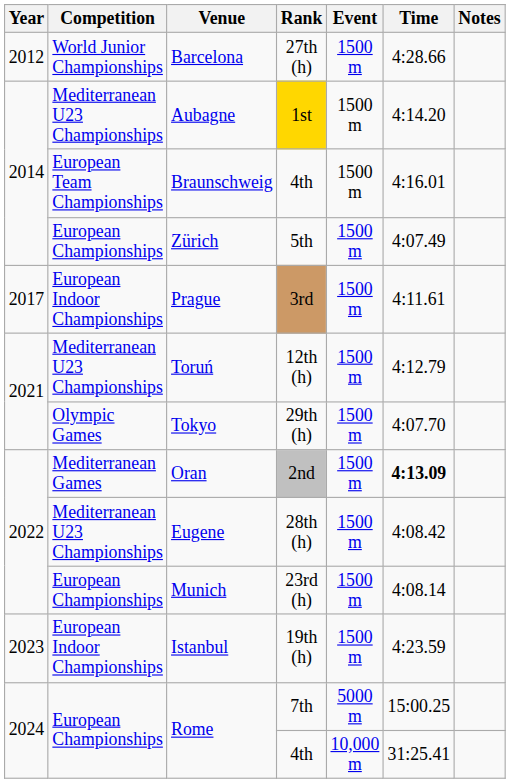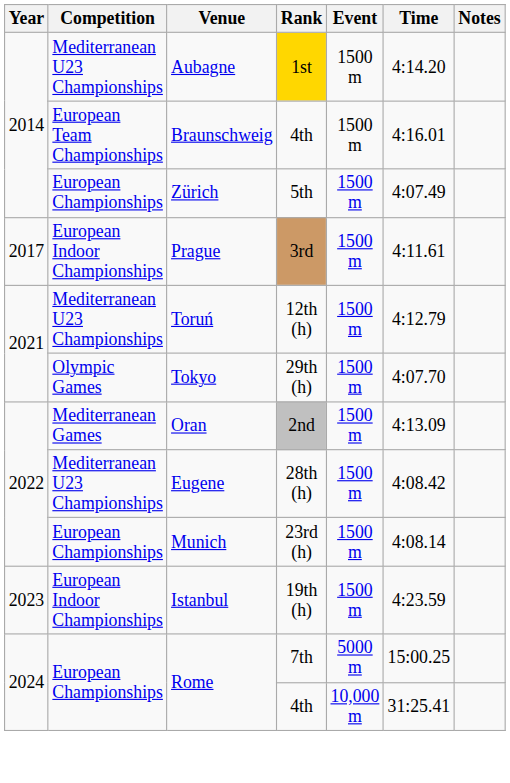- row: (207, 56)
(419, 473) bold -> (419, 425) normal
